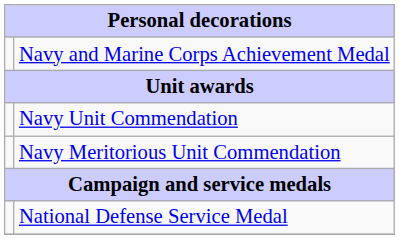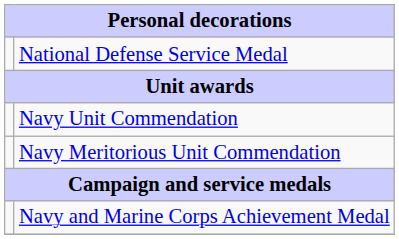rows swapped: (204, 53) <-> (153, 217)
